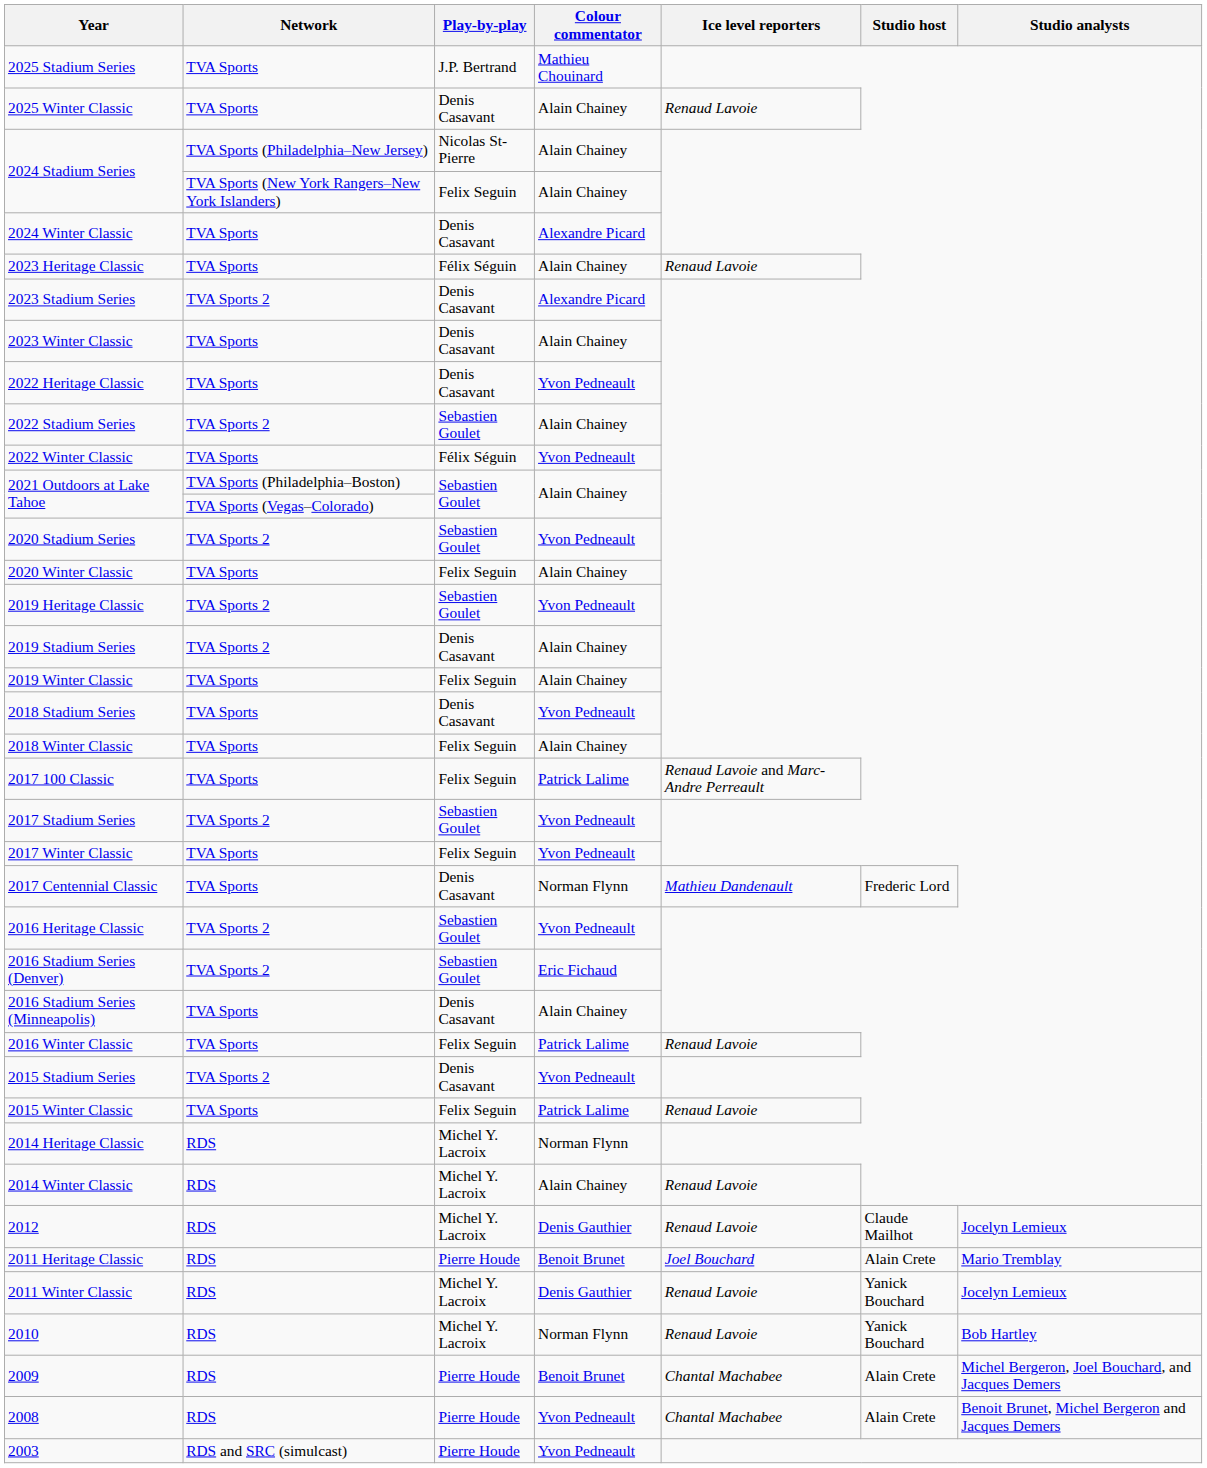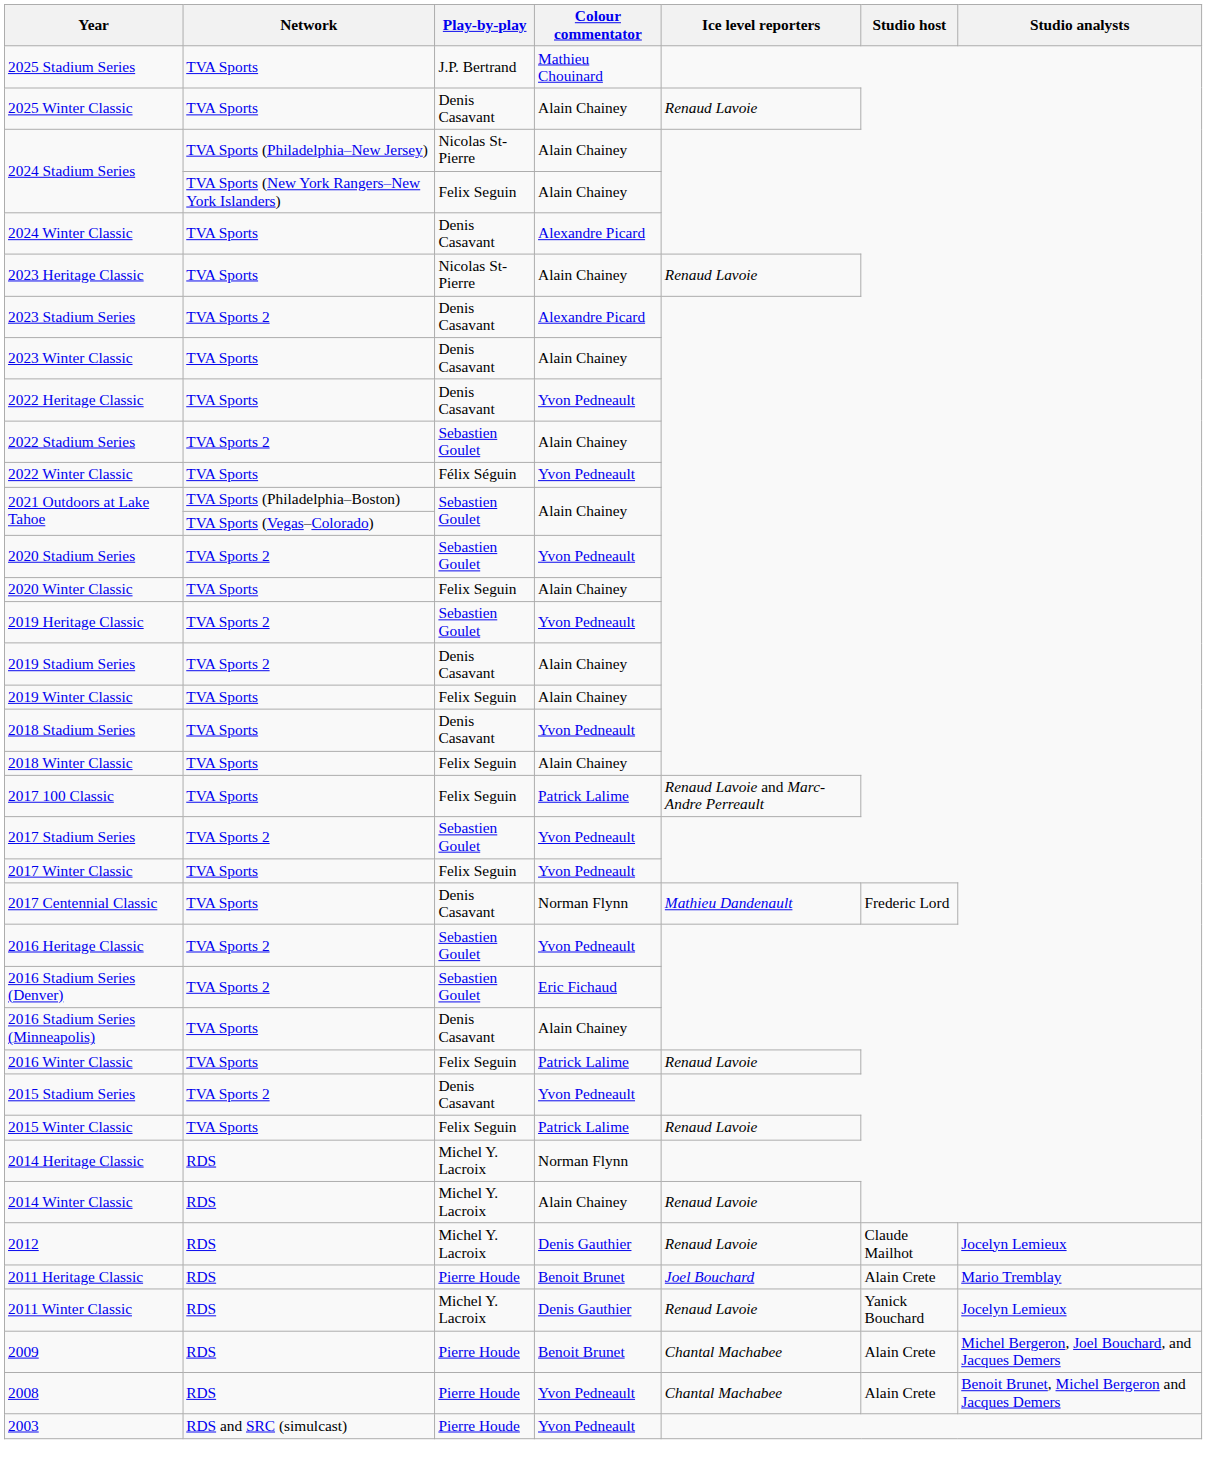(477, 266) Félix Séguin -> (473, 275) Nicolas St-Pierre
- row: (23, 1334)
